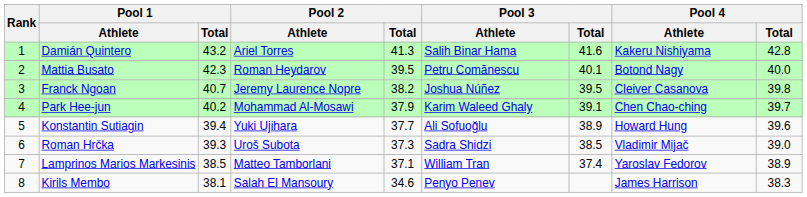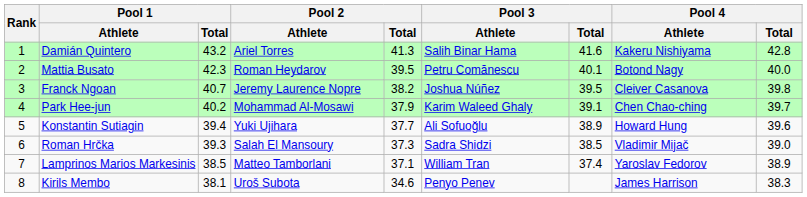(267, 145) Uroš Subota -> (283, 145) Salah El Mansoury
(283, 182) Salah El Mansoury -> (267, 182) Uroš Subota
